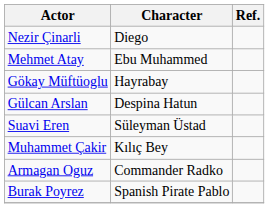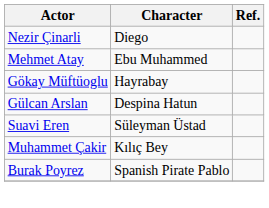- row: (50, 170)
